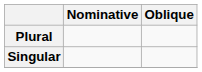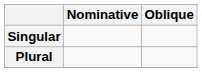rows swapped: (34, 57) <-> (34, 36)
